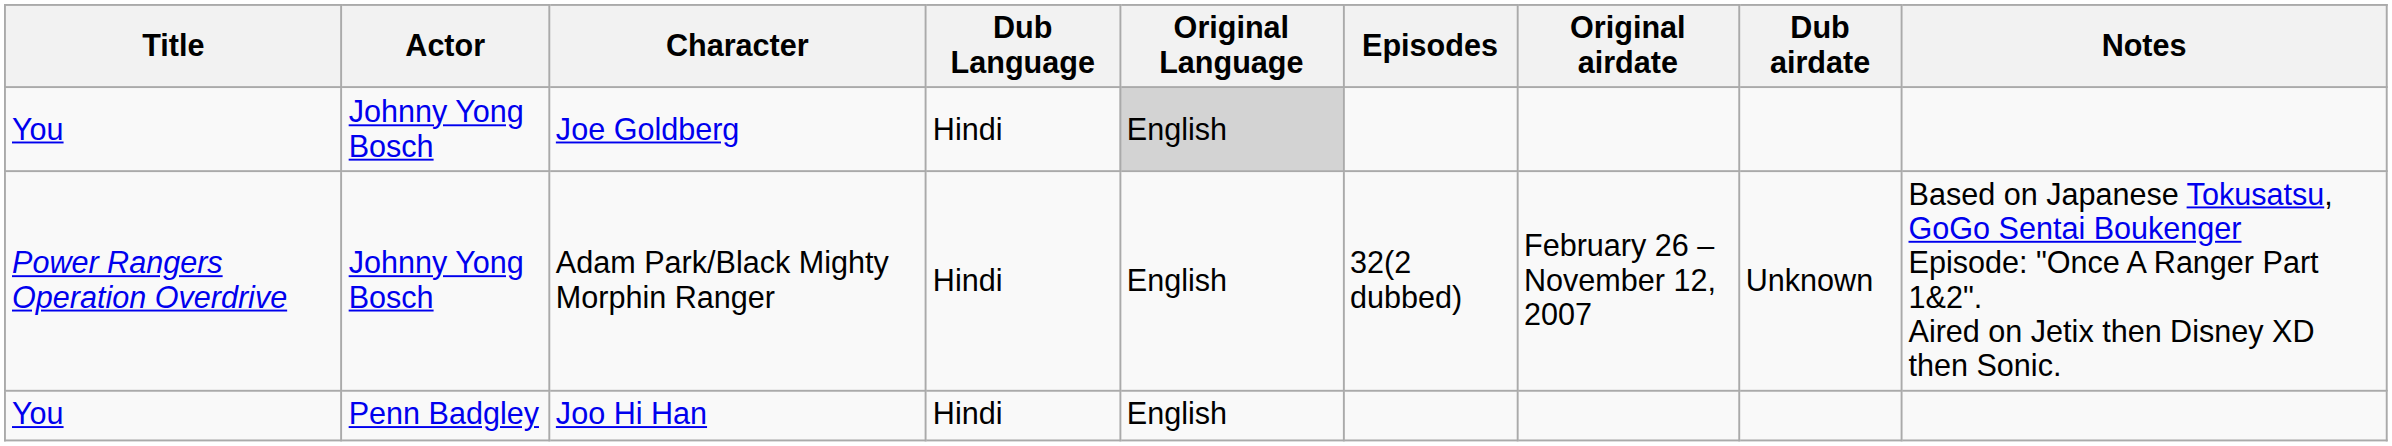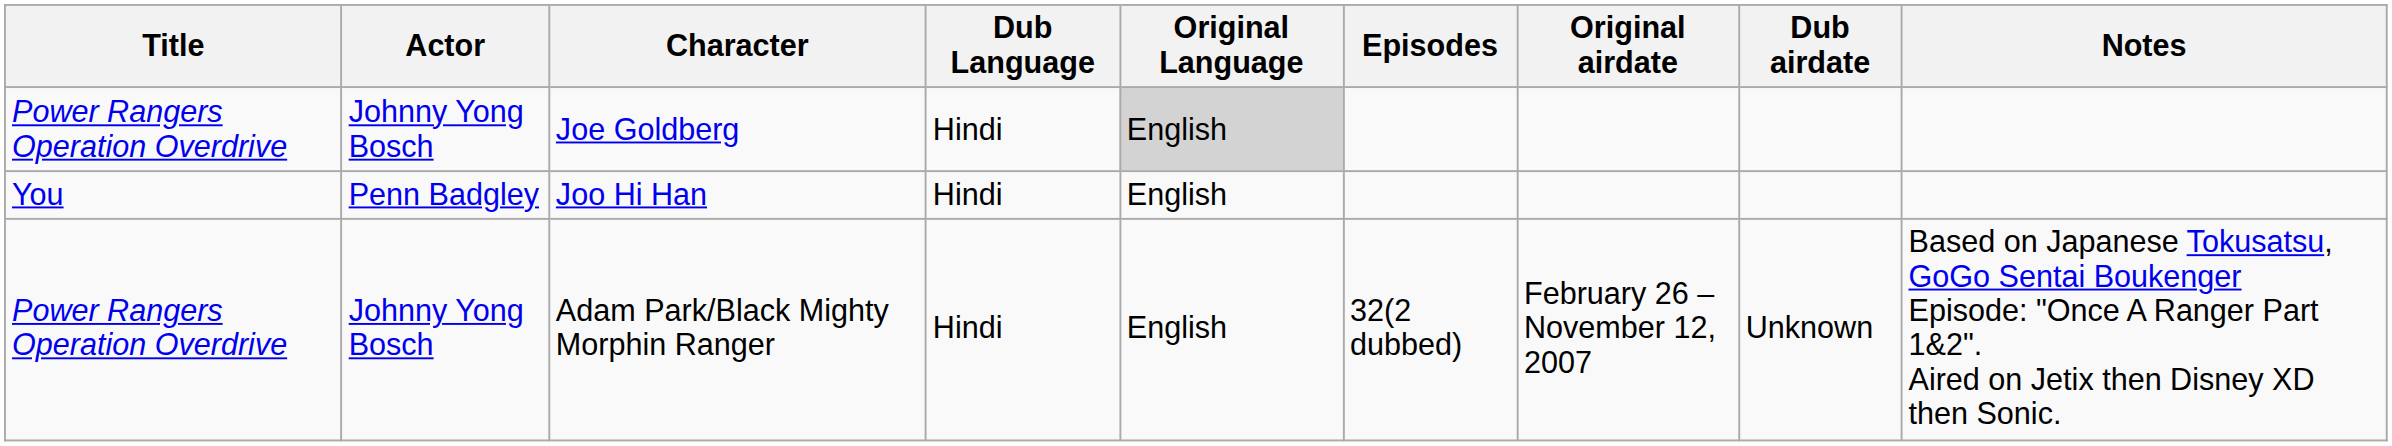(38, 128) You -> (150, 128) Power Rangers Operation Overdrive
rows swapped: (631, 414) <-> (722, 280)
